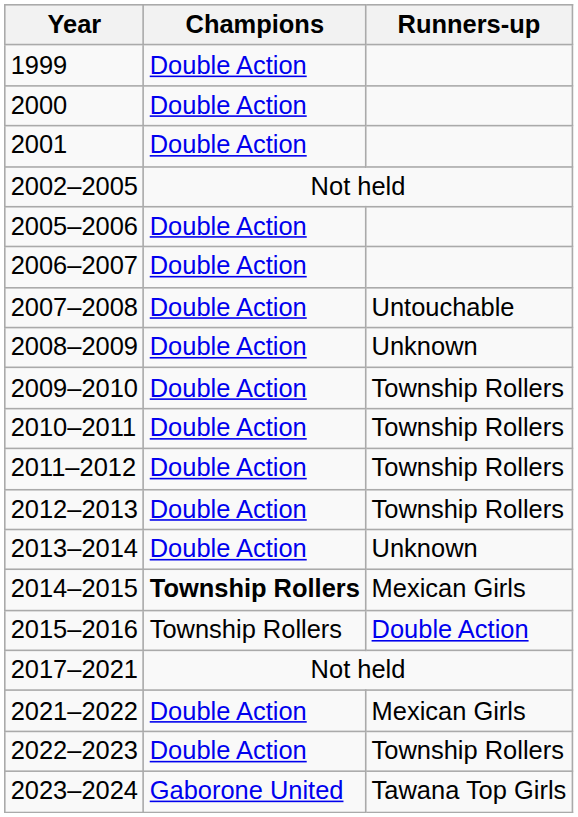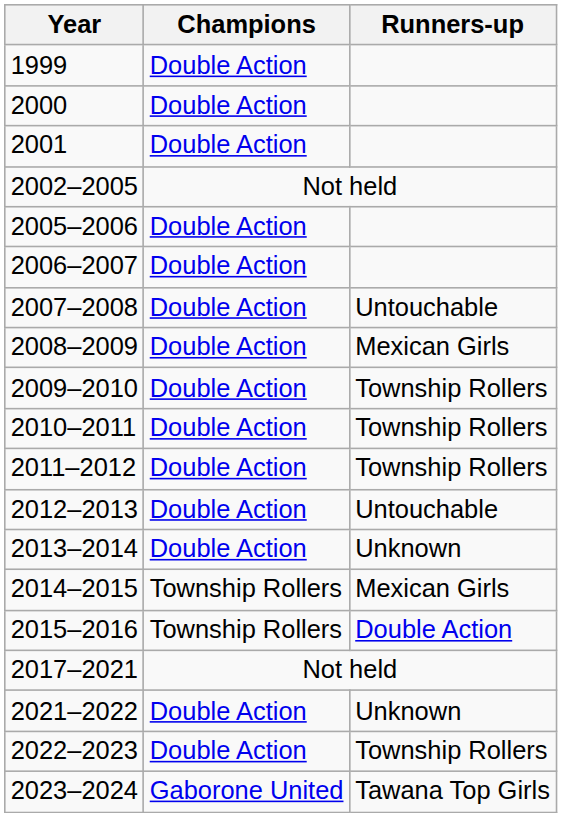(425, 347) Unknown -> (432, 347) Mexican Girls
(468, 508) Township Rollers -> (427, 508) Untouchable
(255, 589) bold -> (246, 589) normal
(449, 710) Mexican Girls -> (408, 710) Unknown
